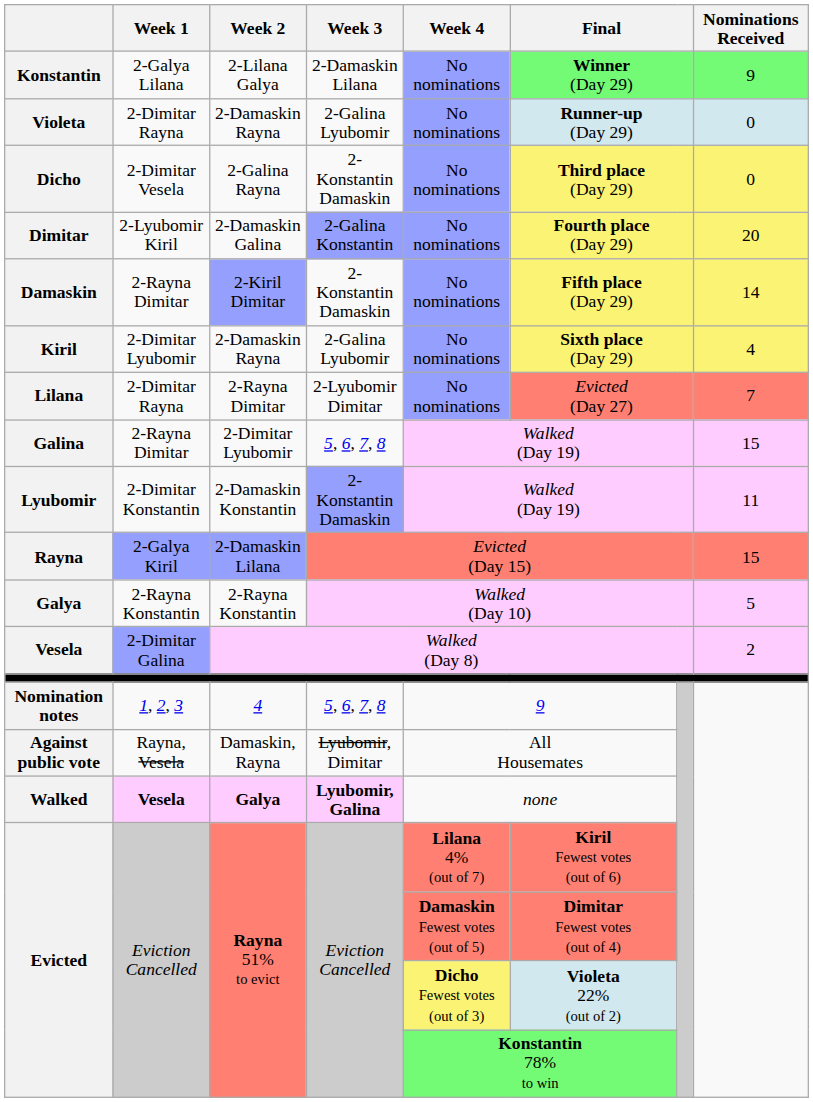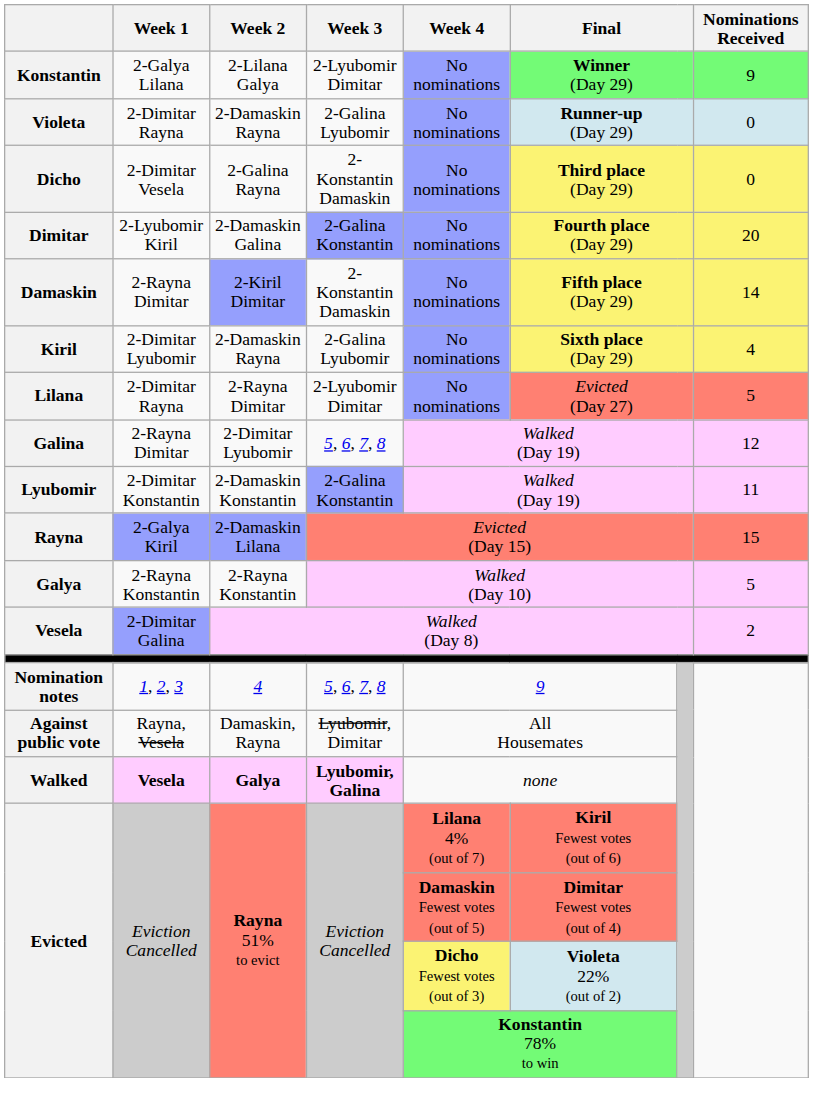(355, 75) 2-Damaskin Lilana -> (355, 75) 2-Lyubomir Dimitar
(751, 395) 7 -> (751, 395) 5
(751, 442) 15 -> (751, 442) 12
(355, 499) 2-Konstantin Damaskin -> (355, 489) 2-Galina Konstantin
